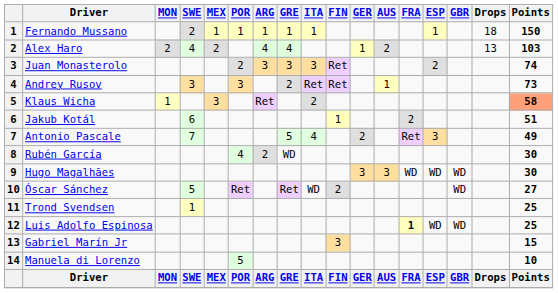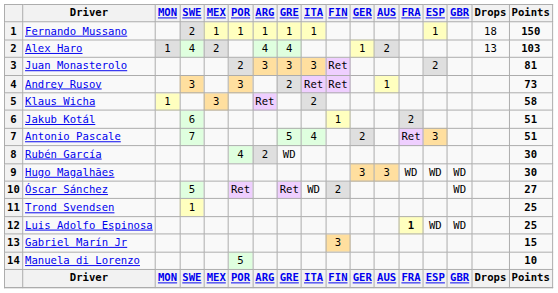(168, 49) 2 -> (168, 49) 1
(531, 66) 74 -> (531, 66) 81
(531, 102) lightsalmon background -> (531, 102) no background
(531, 137) 49 -> (531, 137) 51
